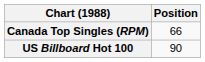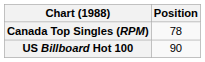(176, 31) 66 -> (176, 31) 78
